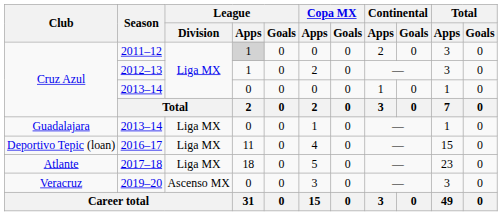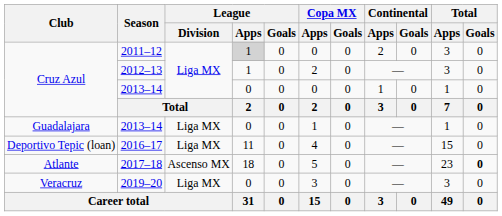(199, 164) Liga MX -> (199, 164) Ascenso MX
(480, 164) normal -> (480, 164) bold
(199, 182) Ascenso MX -> (199, 182) Liga MX
